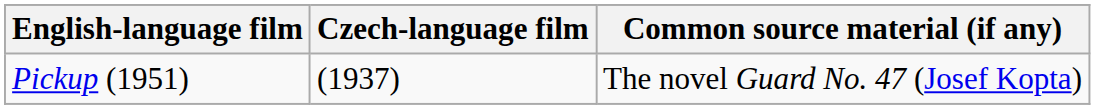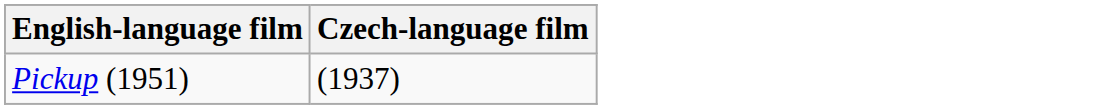- column: (842, 29)
